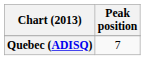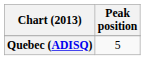(118, 45) 7 -> (118, 45) 5
